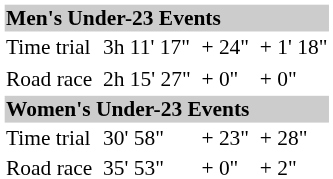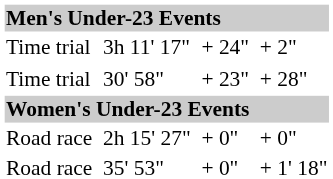(294, 47) + 1' 18" -> (278, 47) + 2"
rows swapped: (133, 138) <-> (147, 79)
(278, 167) + 2" -> (294, 167) + 1' 18"
